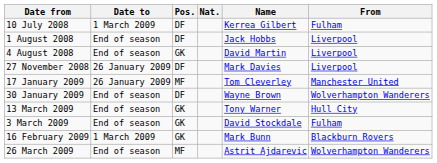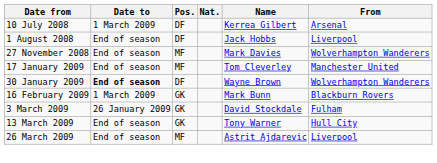(326, 25) Fulham -> (329, 25) Arsenal
- row: (40, 53)
(132, 67) 26 January 2009 -> (127, 53) End of season
(180, 67) DF -> (180, 53) MF
(334, 67) Liverpool -> (370, 53) Wolverhampton Wanderers
(132, 81) 26 January 2009 -> (127, 67) End of season
(127, 95) normal -> (127, 81) bold
rows swapped: (48, 137) <-> (40, 109)
(127, 123) End of season -> (132, 109) 26 January 2009
(370, 151) Wolverhampton Wanderers -> (334, 137) Liverpool
